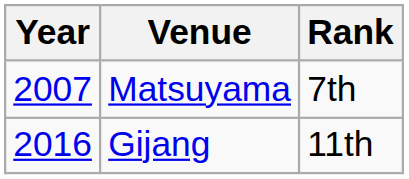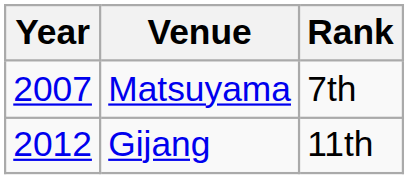(53, 144) 2016 -> (53, 144) 2012
